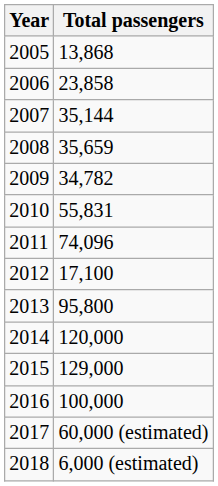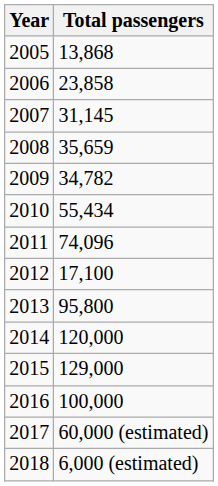(86, 115) 35,144 -> (86, 115) 31,145
(86, 210) 55,831 -> (86, 210) 55,434
